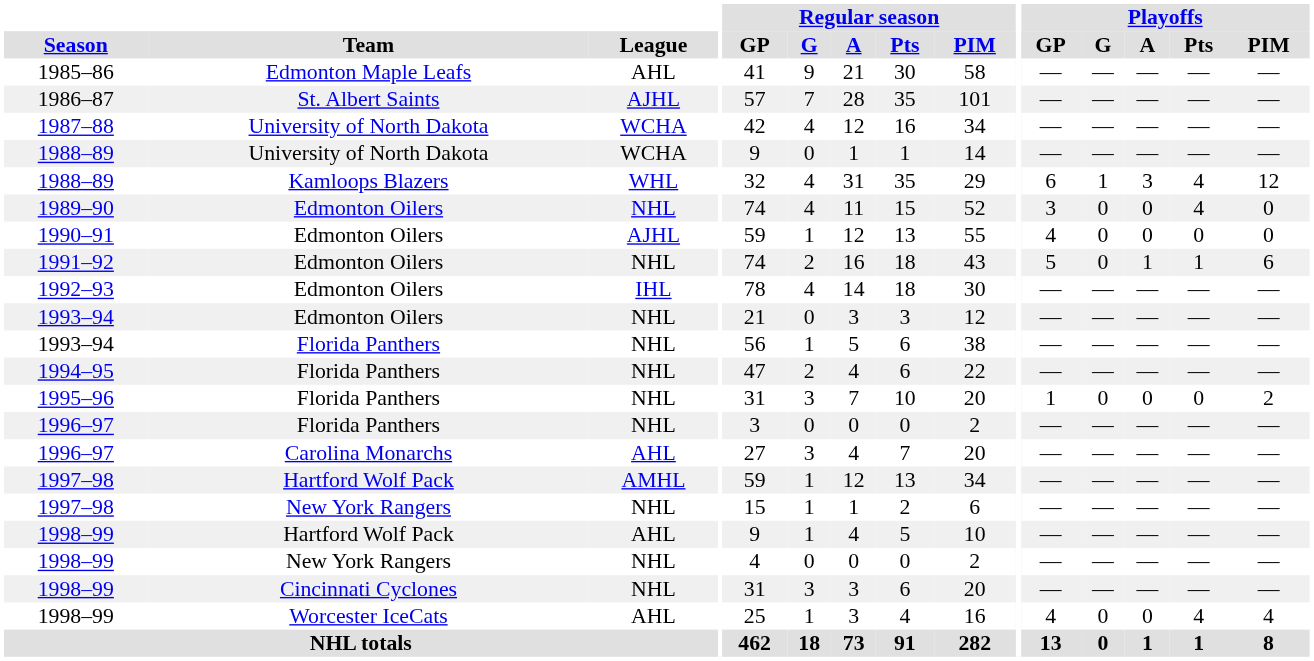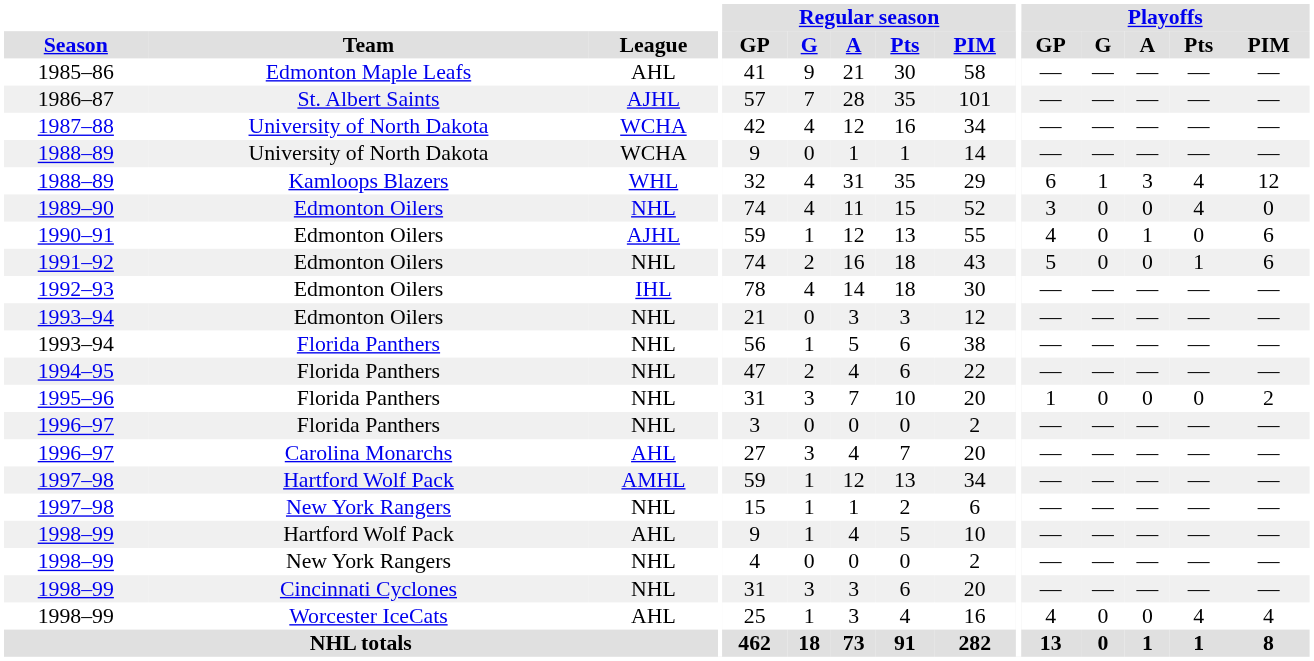(1147, 235) 0 -> (1147, 235) 1
(1269, 235) 0 -> (1269, 235) 6
(1147, 262) 1 -> (1147, 262) 0
